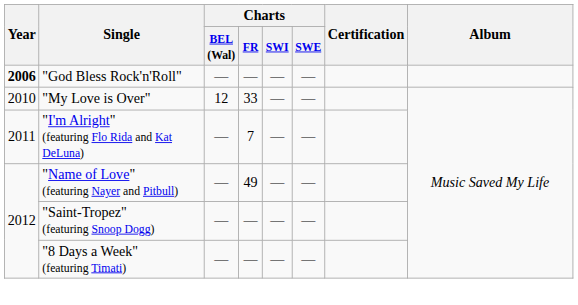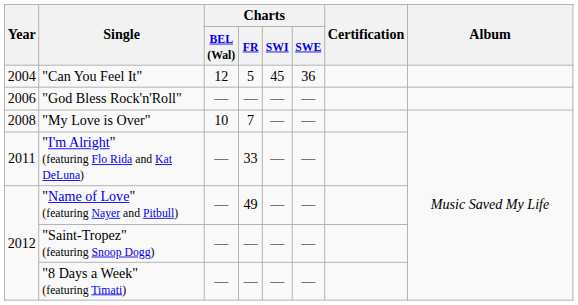+ row: (92, 76)
(22, 76) bold -> (22, 98) normal
(22, 98) 2010 -> (22, 120) 2008
(221, 98) 12 -> (221, 120) 10
(251, 98) 33 -> (251, 120) 7
(251, 136) 7 -> (251, 158) 33
